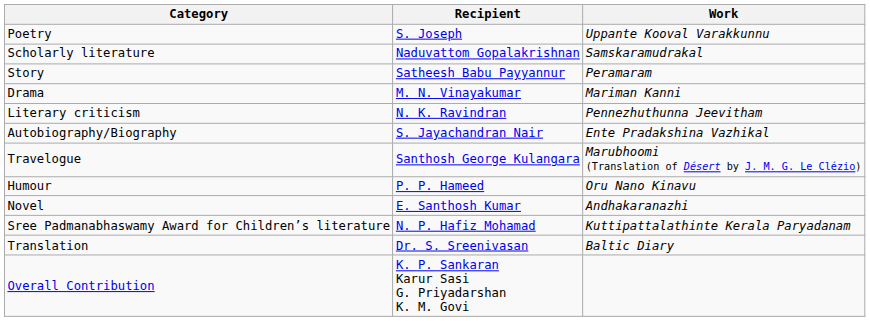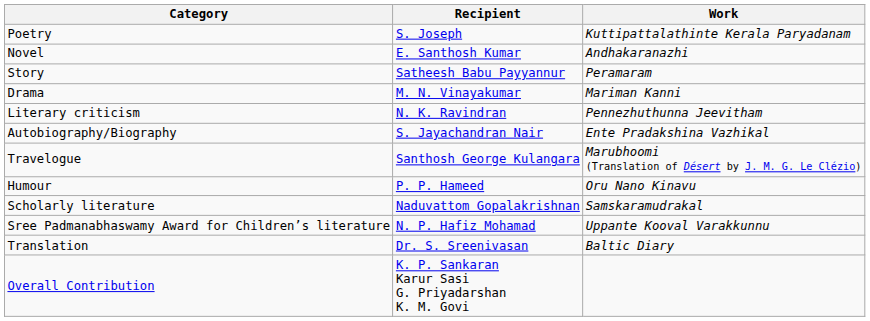(678, 34) Uppante Kooval Varakkunnu -> (718, 34) Kuttipattalathinte Kerala Paryadanam
rows swapped: (26, 206) <-> (81, 54)
(718, 226) Kuttipattalathinte Kerala Paryadanam -> (678, 226) Uppante Kooval Varakkunnu
